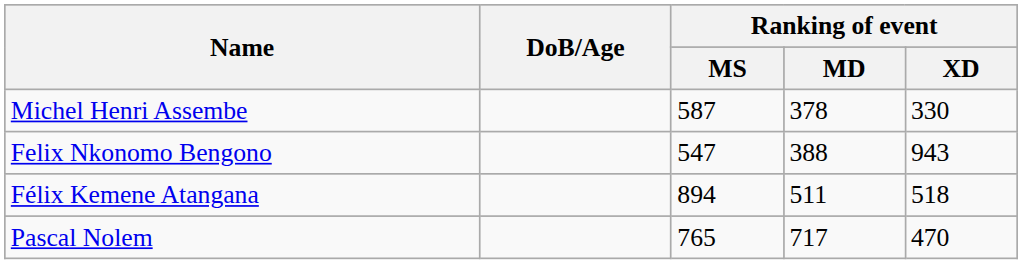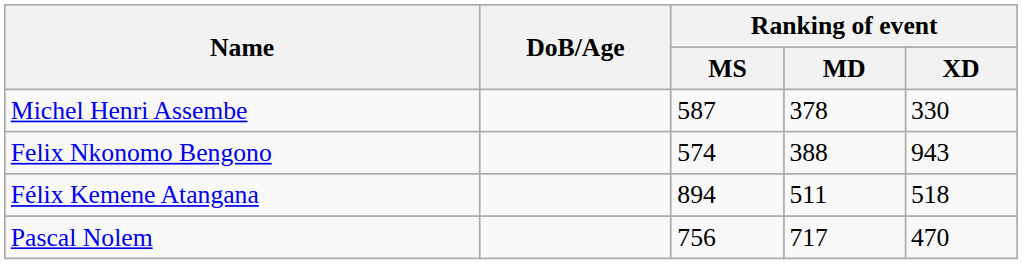(697, 152) 547 -> (697, 152) 574
(697, 237) 765 -> (697, 237) 756
